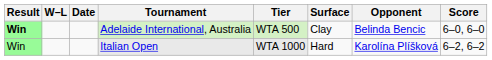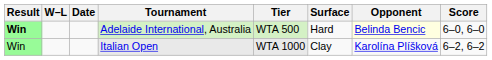(321, 30) Clay -> (322, 30) Hard
(390, 30) no background -> (390, 30) lightyellow background
(322, 47) Hard -> (321, 47) Clay
